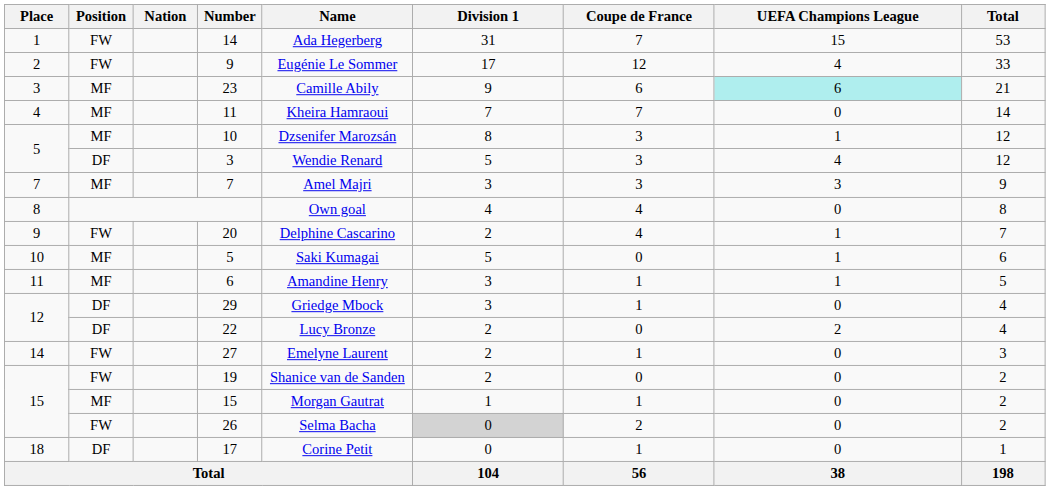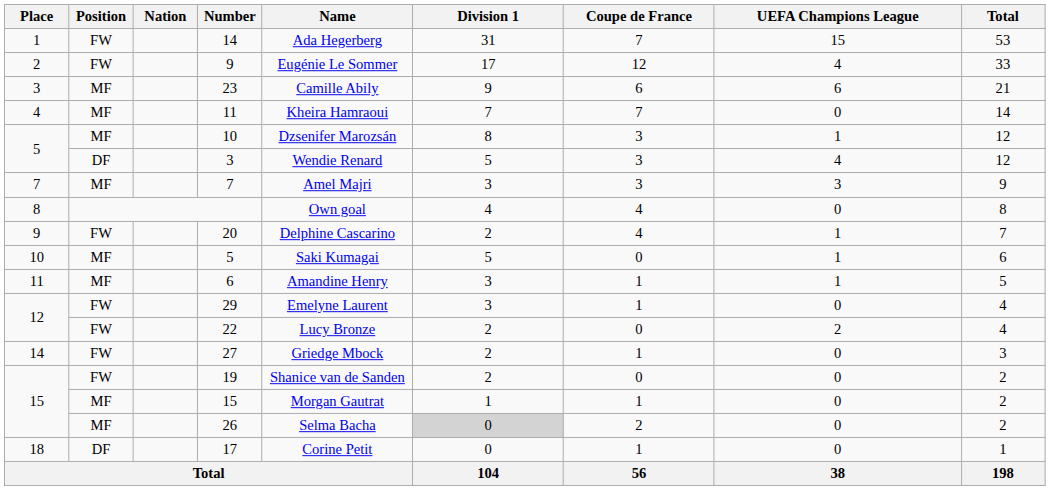(838, 88) paleturquoise background -> (838, 88) no background
(101, 305) DF -> (101, 305) FW
(337, 305) Griedge Mbock -> (337, 305) Emelyne Laurent
(101, 329) DF -> (101, 329) FW
(337, 353) Emelyne Laurent -> (337, 353) Griedge Mbock
(101, 425) FW -> (101, 425) MF
